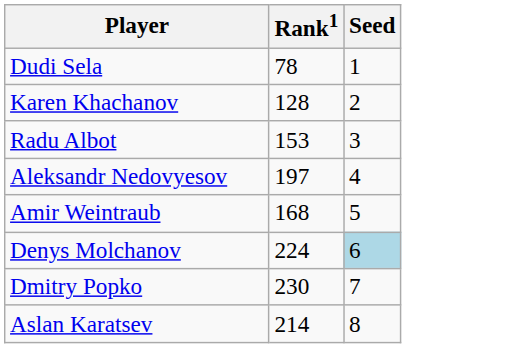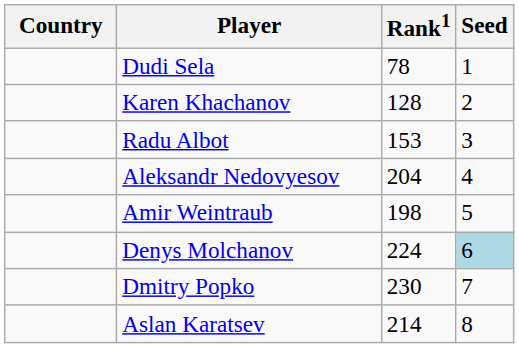+ column: (61, 26)
(292, 176) 197 -> (404, 176) 204
(292, 213) 168 -> (404, 213) 198
